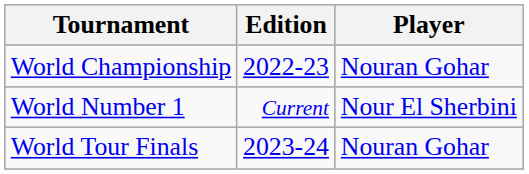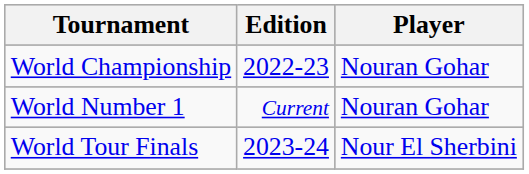(429, 106) Nour El Sherbini -> (415, 106) Nouran Gohar
(415, 147) Nouran Gohar -> (429, 147) Nour El Sherbini
